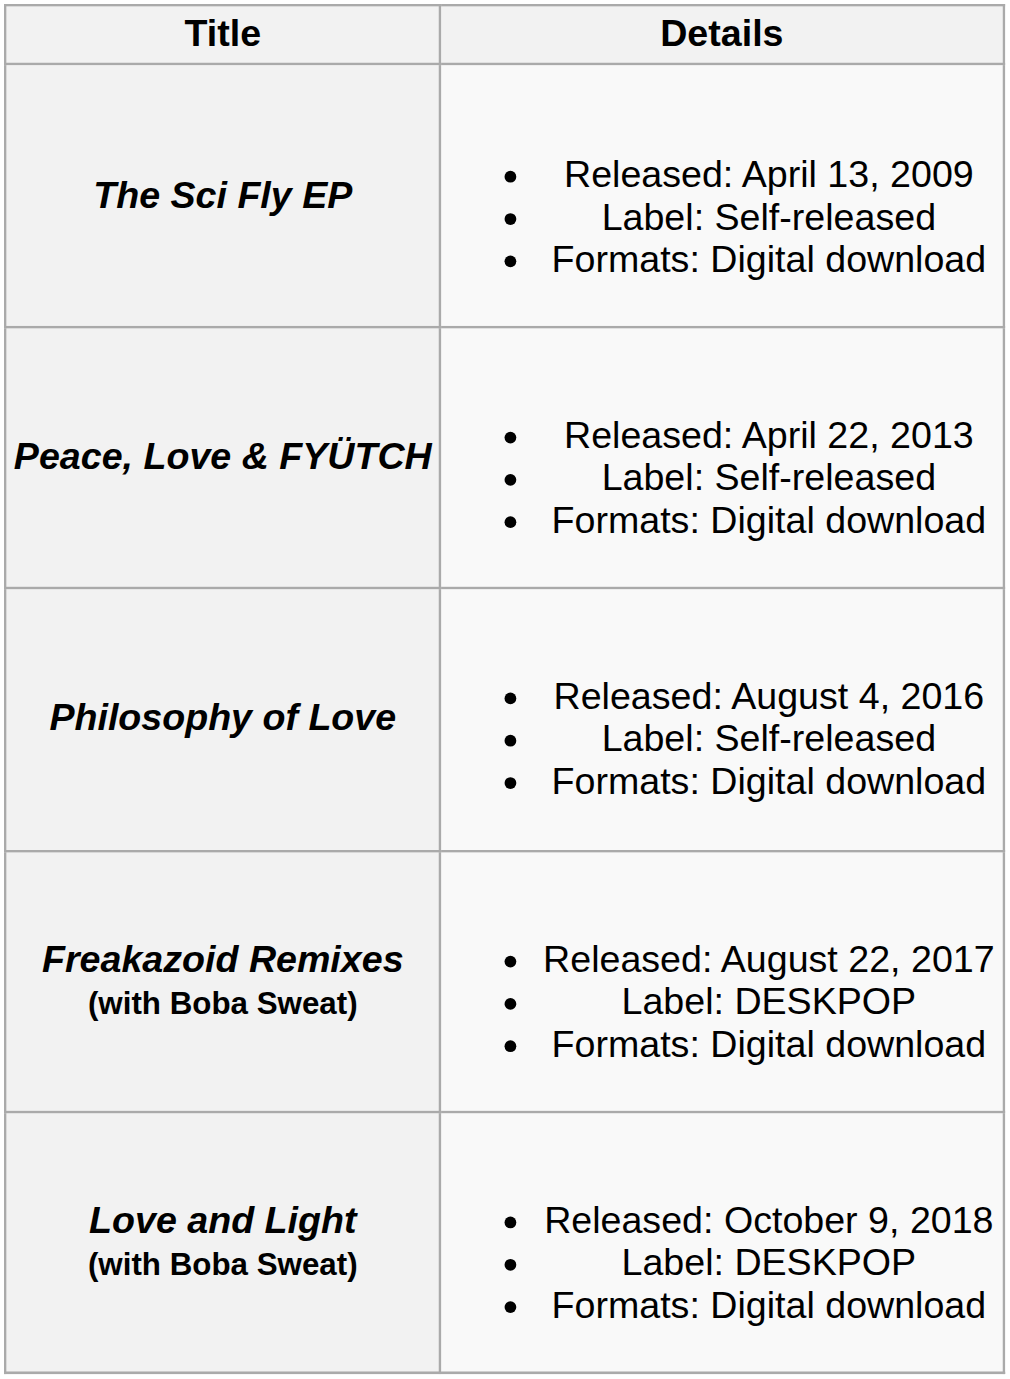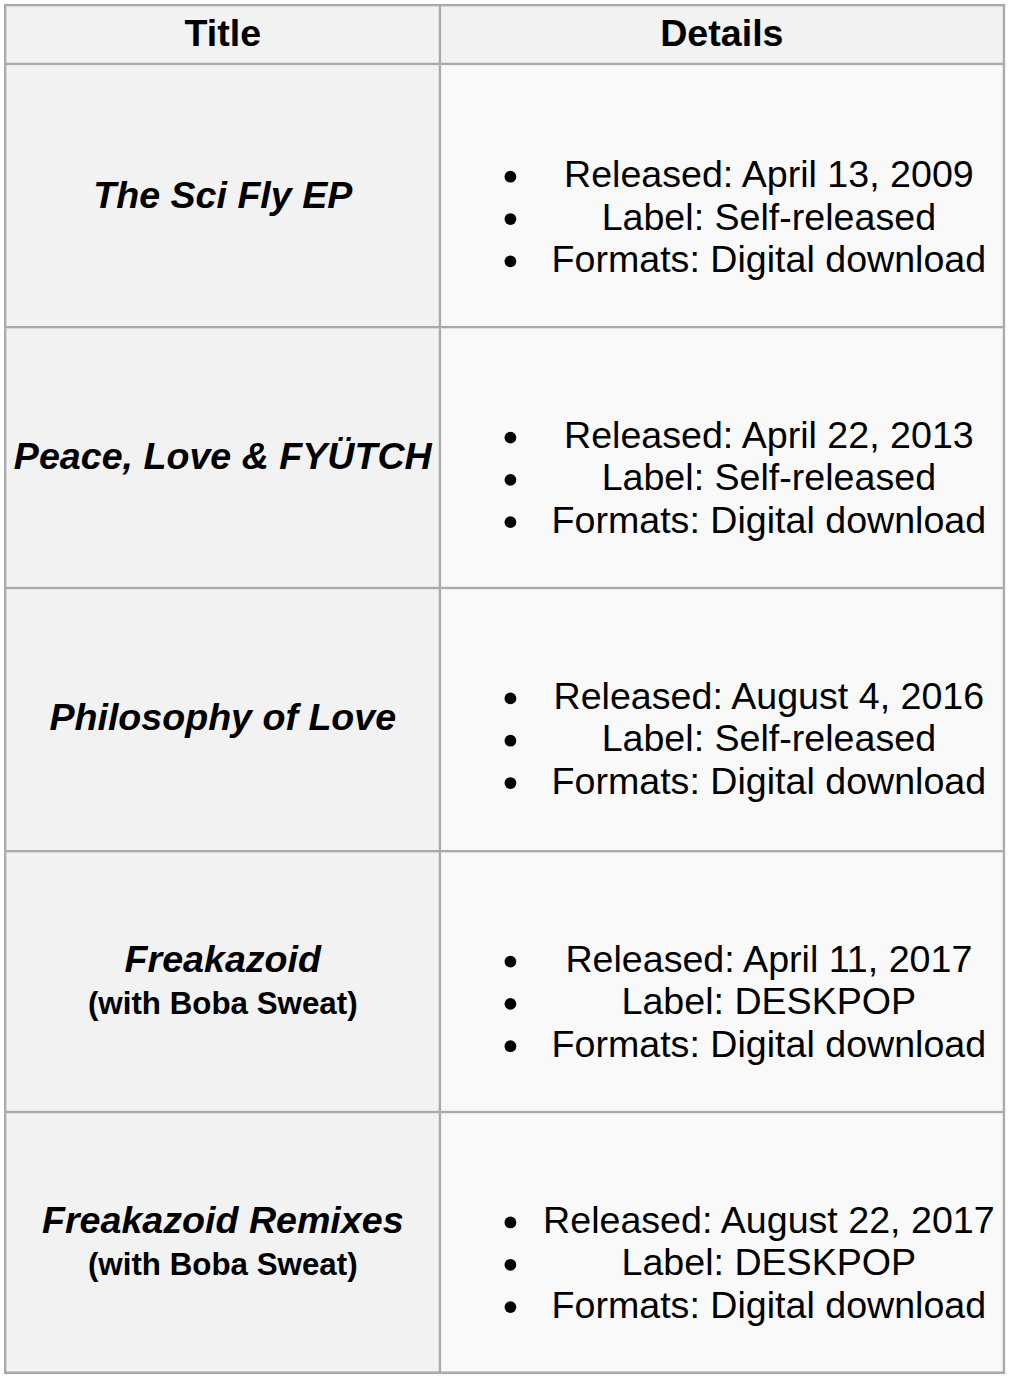+ row: (223, 980)
- row: (223, 1241)
